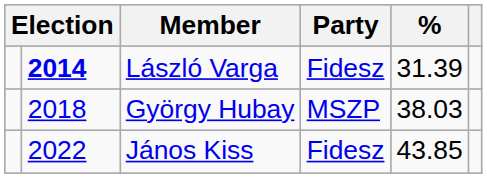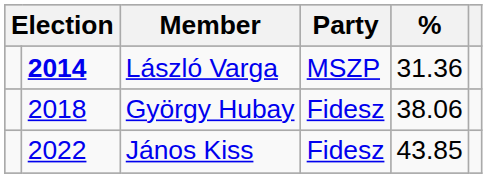(346, 67) Fidesz -> (343, 67) MSZP
(430, 67) 31.39 -> (430, 67) 31.36
(343, 109) MSZP -> (346, 109) Fidesz
(430, 109) 38.03 -> (430, 109) 38.06
